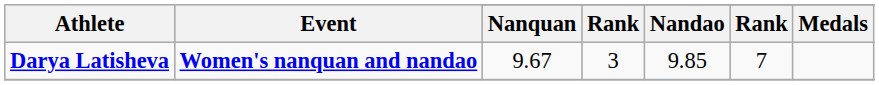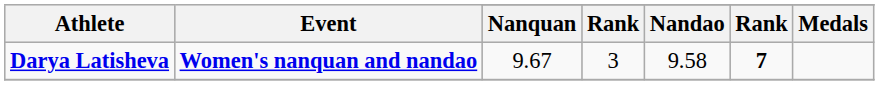(687, 60) 9.85 -> (687, 60) 9.58
(761, 60) normal -> (761, 60) bold
